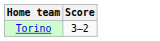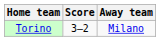+ column: (126, 12)
